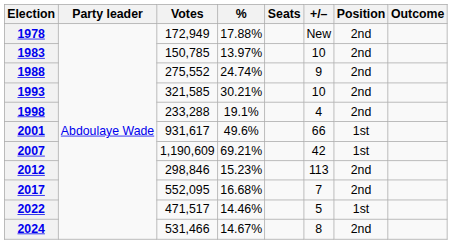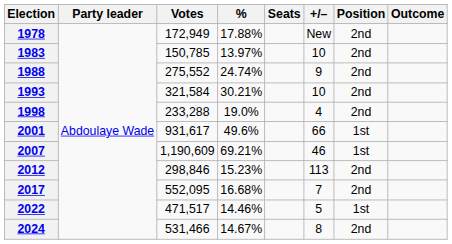(187, 92) 321,585 -> (187, 92) 321,584
(241, 111) 19.1% -> (241, 111) 19.0%
(319, 151) 42 -> (319, 151) 46
